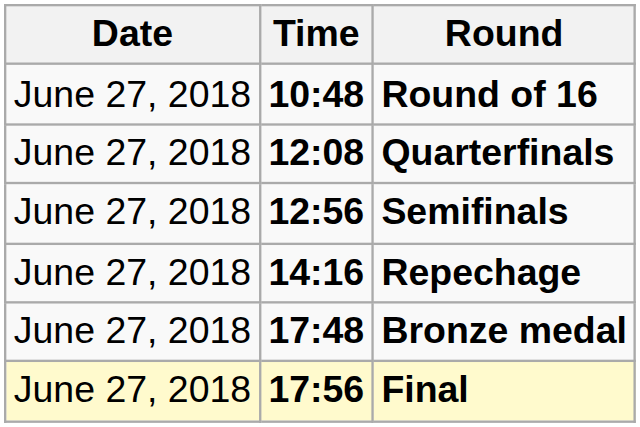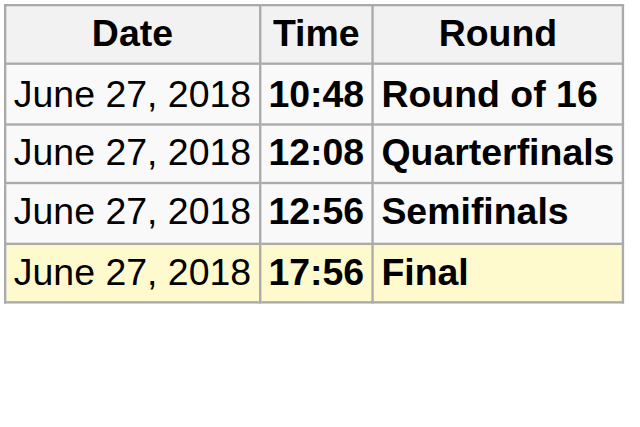- row: (481, 271)
- row: (504, 331)
